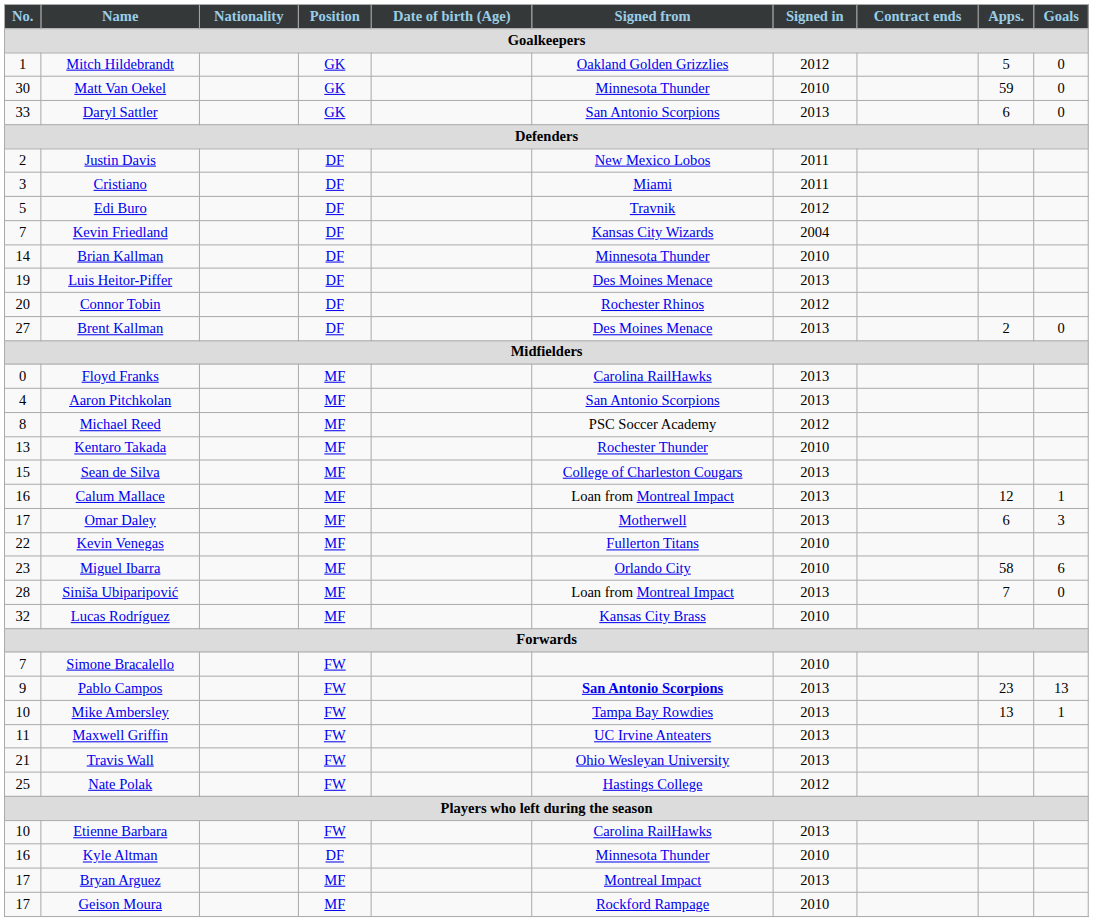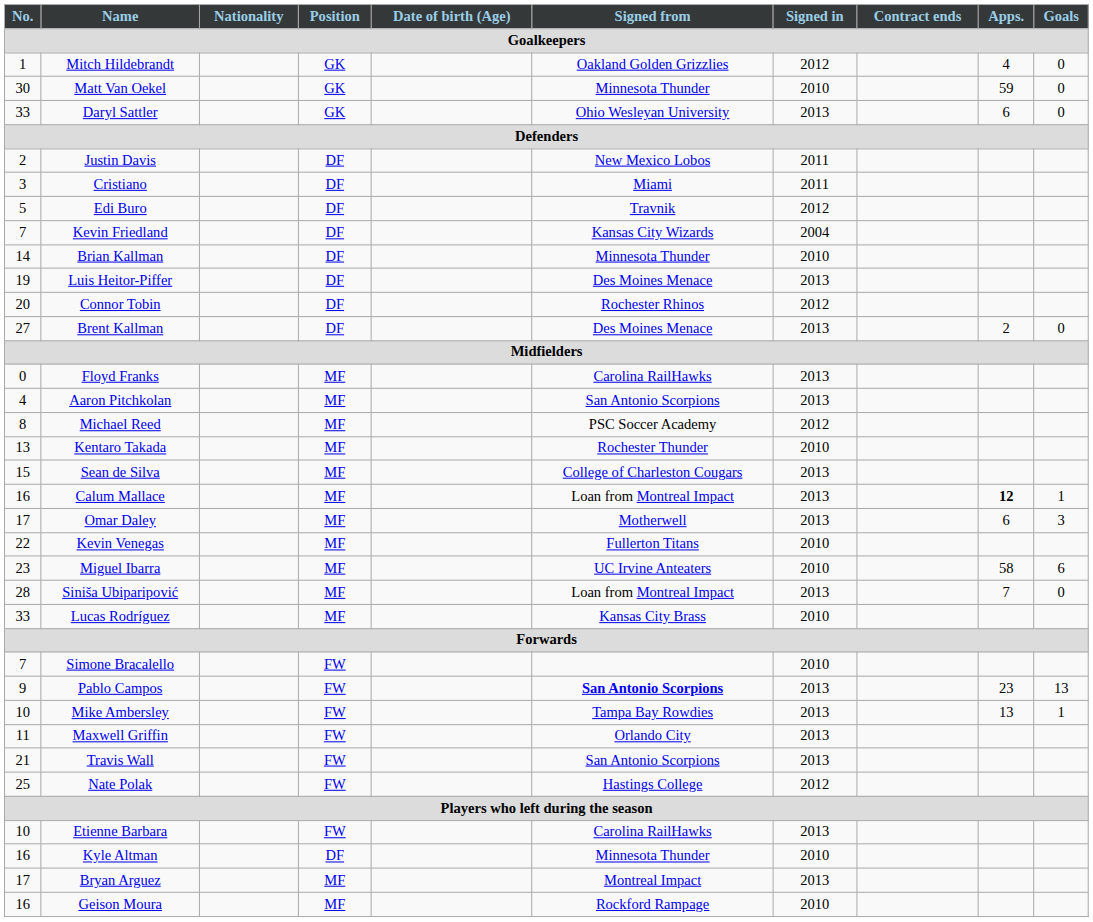(1006, 64) 5 -> (1006, 64) 4
(653, 112) San Antonio Scorpions -> (653, 112) Ohio Wesleyan University
(1006, 496) normal -> (1006, 496) bold
(653, 568) Orlando City -> (653, 568) UC Irvine Anteaters
(23, 616) 32 -> (23, 616) 33
(653, 736) UC Irvine Anteaters -> (653, 736) Orlando City
(653, 760) Ohio Wesleyan University -> (653, 760) San Antonio Scorpions
(23, 904) 17 -> (23, 904) 16
